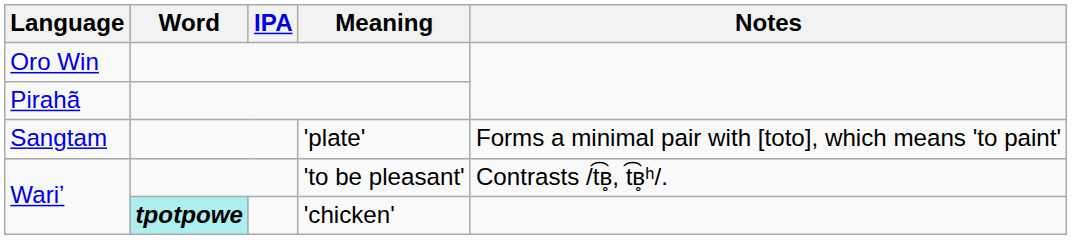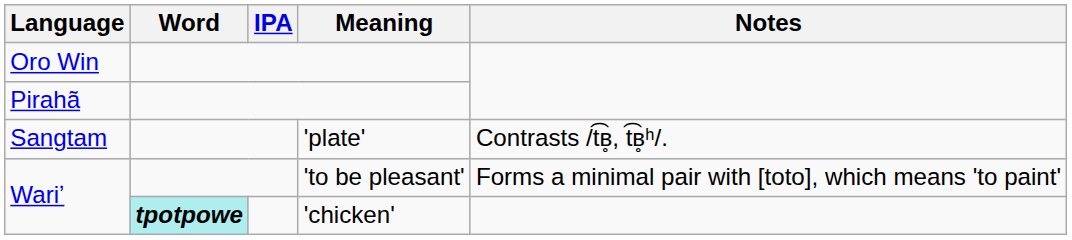(769, 138) Forms a minimal pair with [toto], which means 'to paint' -> (572, 138) Contrasts /t͡ʙ̥, t͡ʙ̥ʰ/.
(572, 176) Contrasts /t͡ʙ̥, t͡ʙ̥ʰ/. -> (769, 176) Forms a minimal pair with [toto], which means 'to paint'
